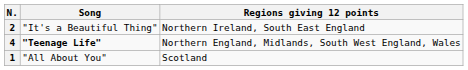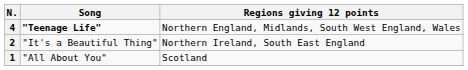rows swapped: (12, 42) <-> (12, 27)
